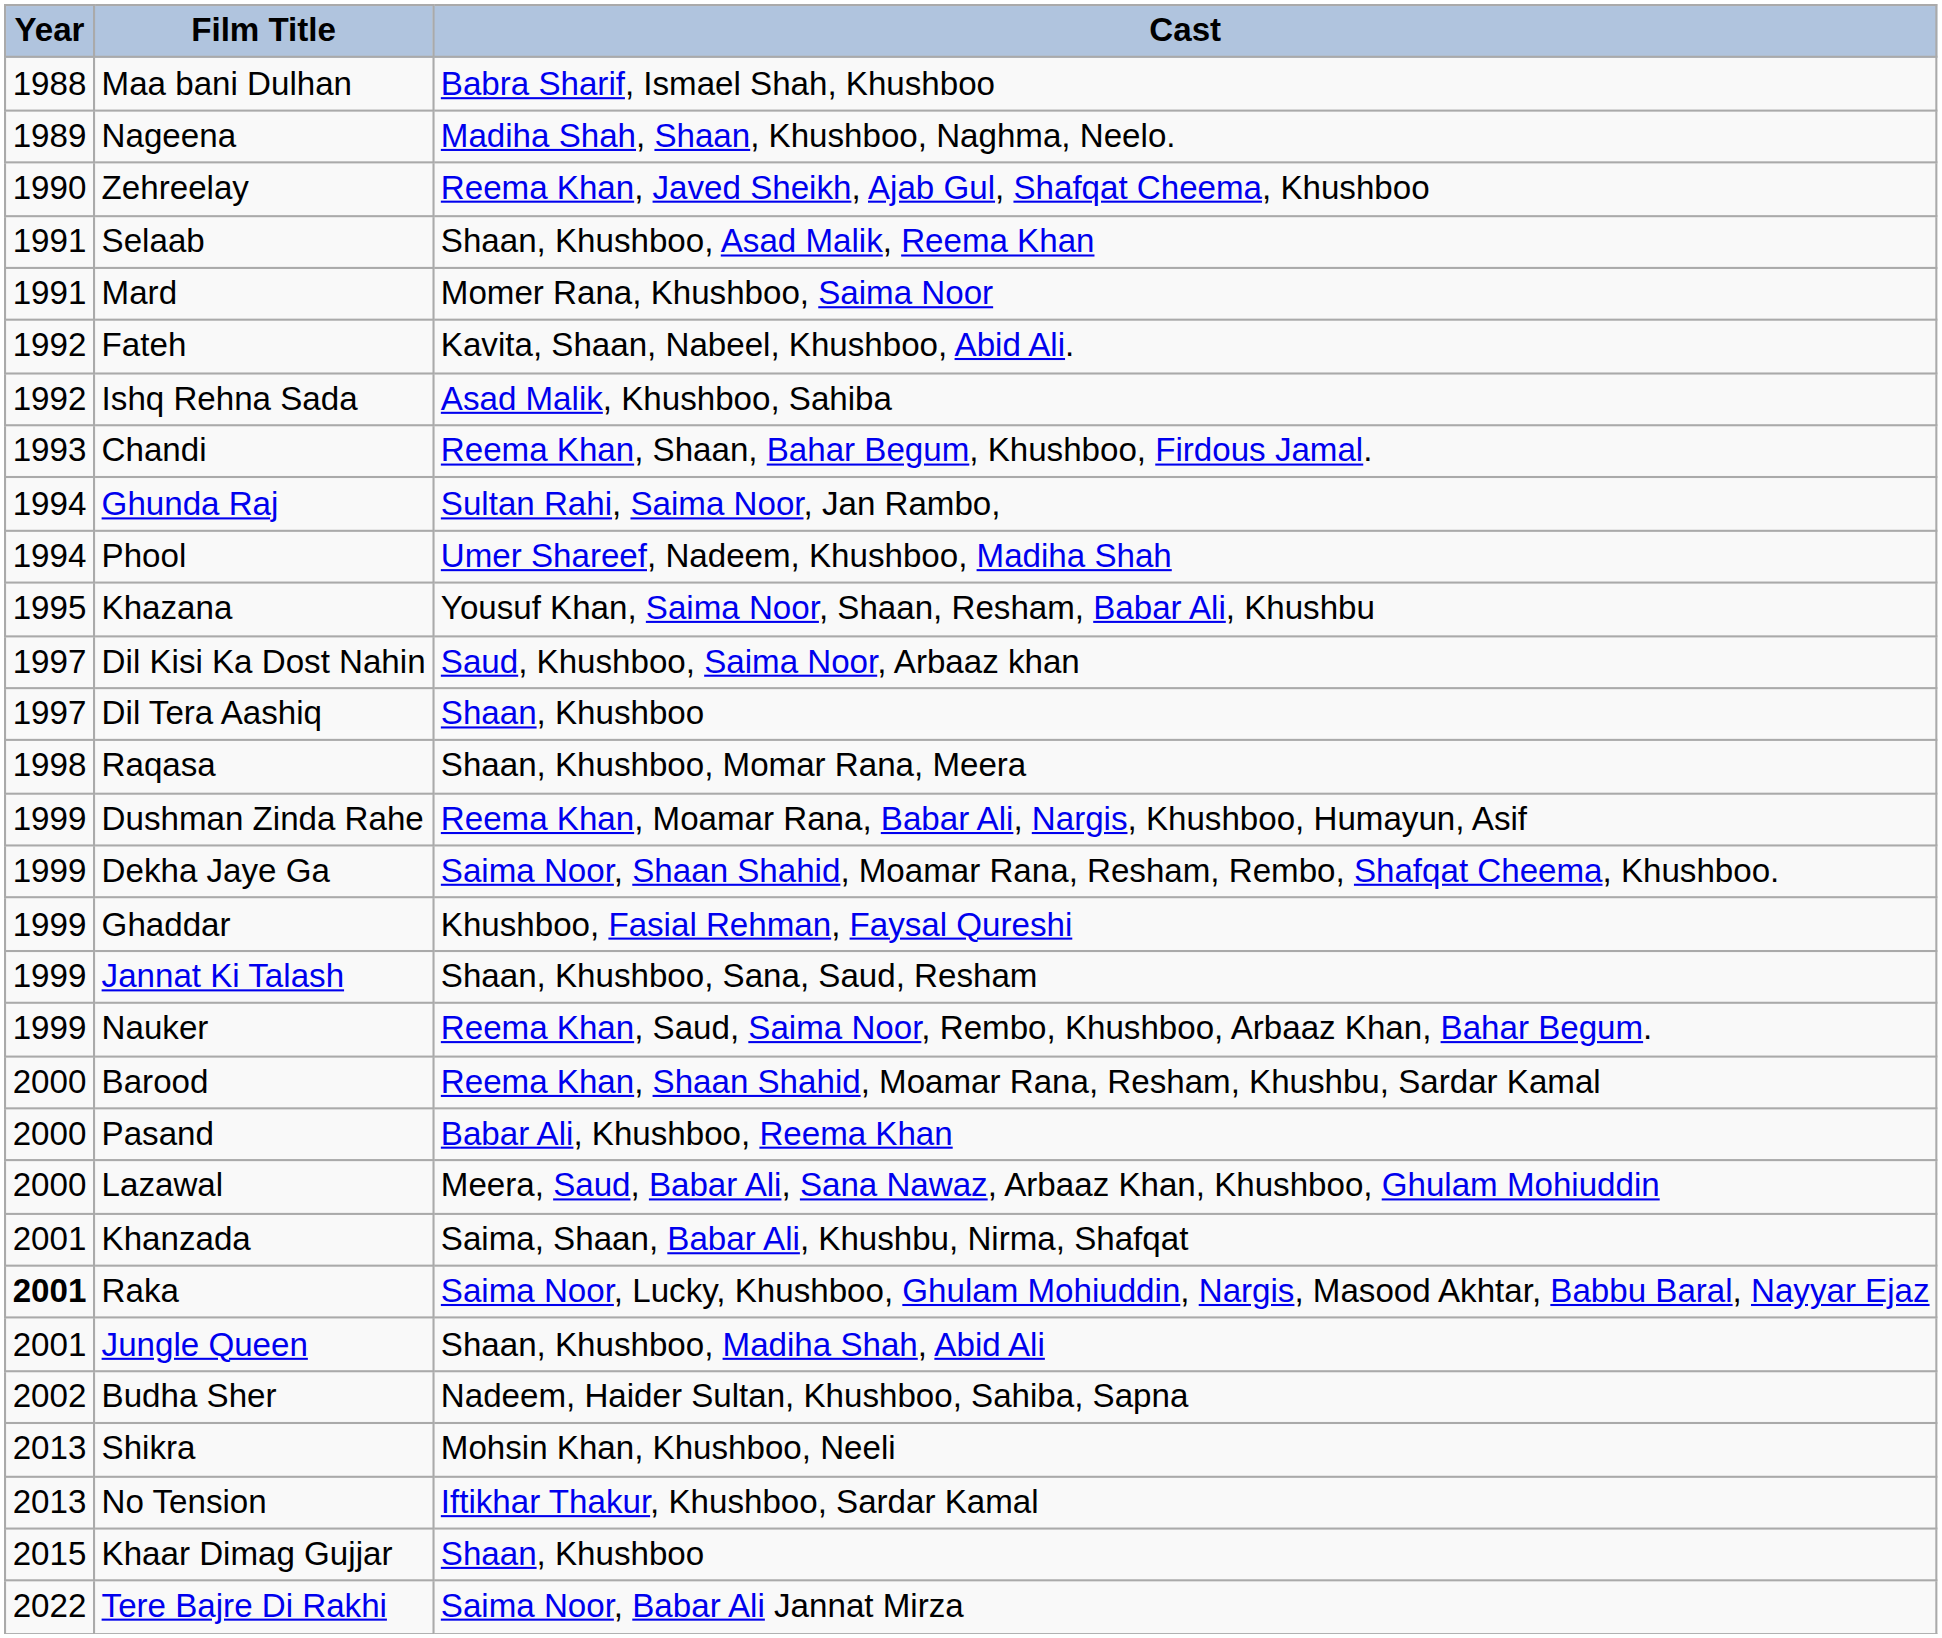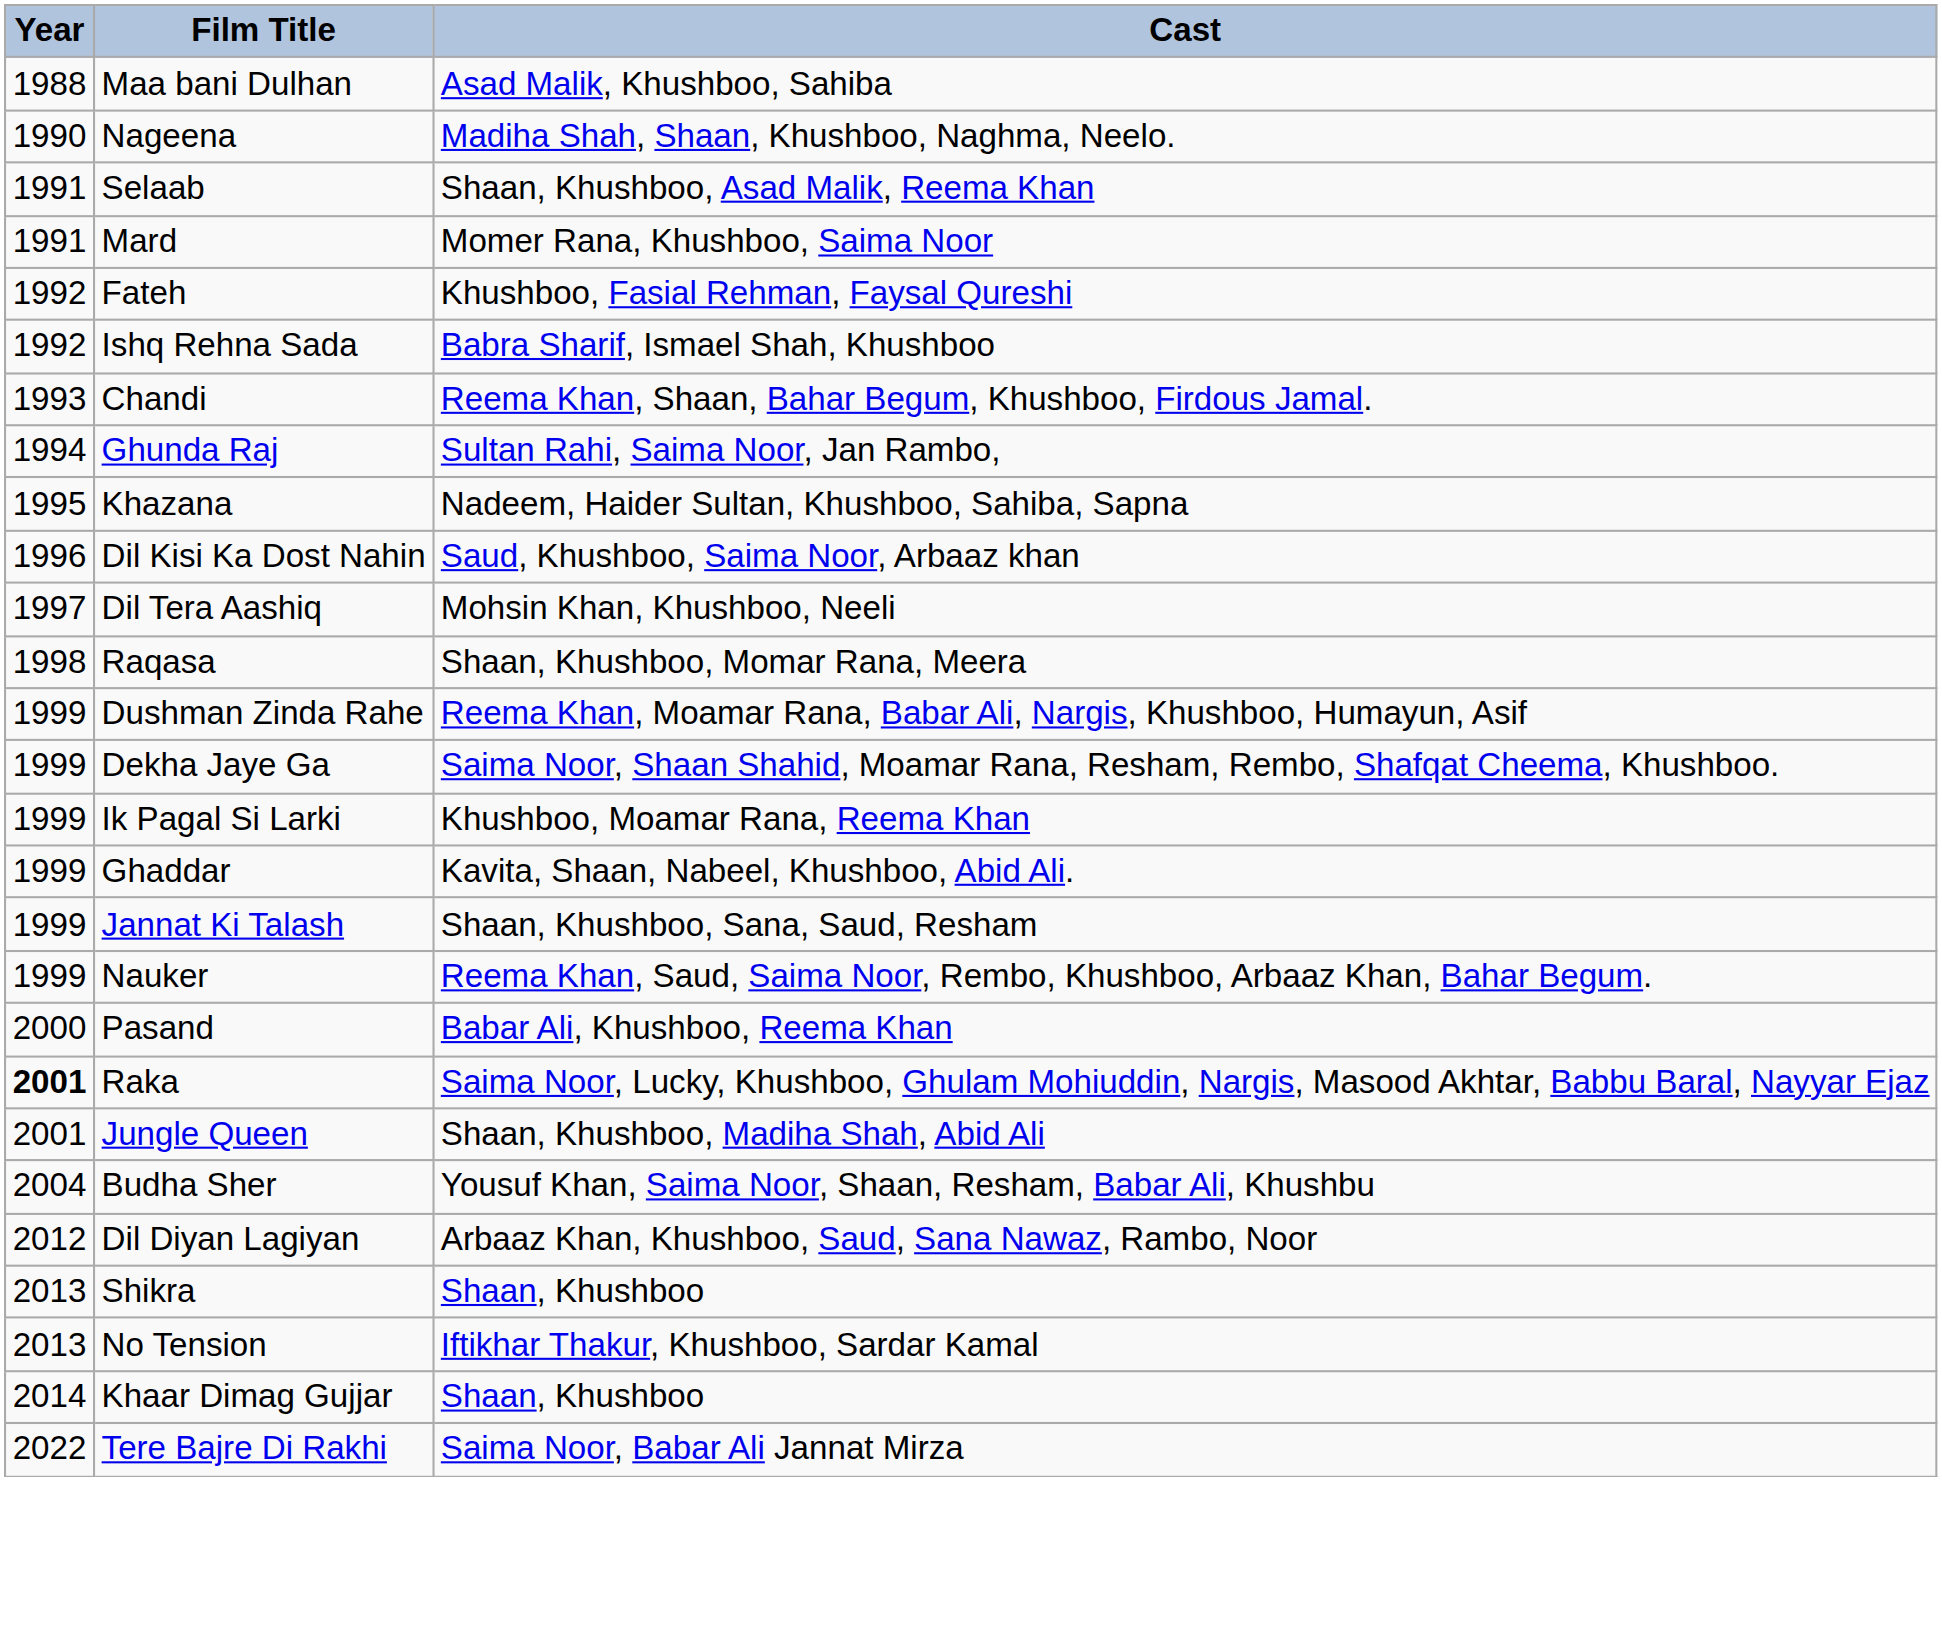(718, 83) Babra Sharif, Ismael Shah, Khushboo -> (666, 83) Asad Malik, Khushboo, Sahiba
(50, 135) 1989 -> (50, 135) 1990
- row: (175, 188)
(758, 345) Kavita, Shaan, Nabeel, Khushboo, Abid Ali. -> (757, 293) Khushboo, Fasial Rehman, Faysal Qureshi
(666, 398) Asad Malik, Khushboo, Sahiba -> (718, 345) Babra Sharif, Ismael Shah, Khushboo
- row: (144, 556)
(908, 608) Yousuf Khan, Saima Noor, Shaan, Resham, Babar Ali, Khushbu -> (815, 503) Nadeem, Haider Sultan, Khushboo, Sahiba, Sapna
(50, 661) 1997 -> (50, 556) 1996
(573, 713) Shaan, Khushboo -> (668, 608) Mohsin Khan, Khushboo, Neeli
+ row: (221, 818)
(757, 923) Khushboo, Fasial Rehman, Faysal Qureshi -> (758, 871) Kavita, Shaan, Nabeel, Khushboo, Abid Ali.
- row: (155, 1081)
- row: (162, 1186)
- row: (176, 1238)
(50, 1396) 2002 -> (50, 1186) 2004
(815, 1396) Nadeem, Haider Sultan, Khushboo, Sahiba, Sapna -> (908, 1186) Yousuf Khan, Saima Noor, Shaan, Resham, Babar Ali, Khushbu
+ row: (230, 1238)
(668, 1448) Mohsin Khan, Khushboo, Neeli -> (573, 1291) Shaan, Khushboo
(50, 1554) 2015 -> (50, 1396) 2014
